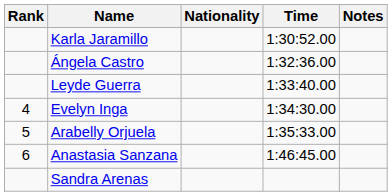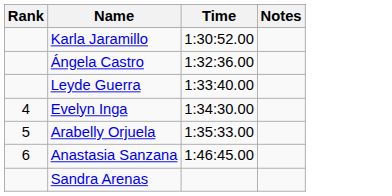- column: (222, 16)
